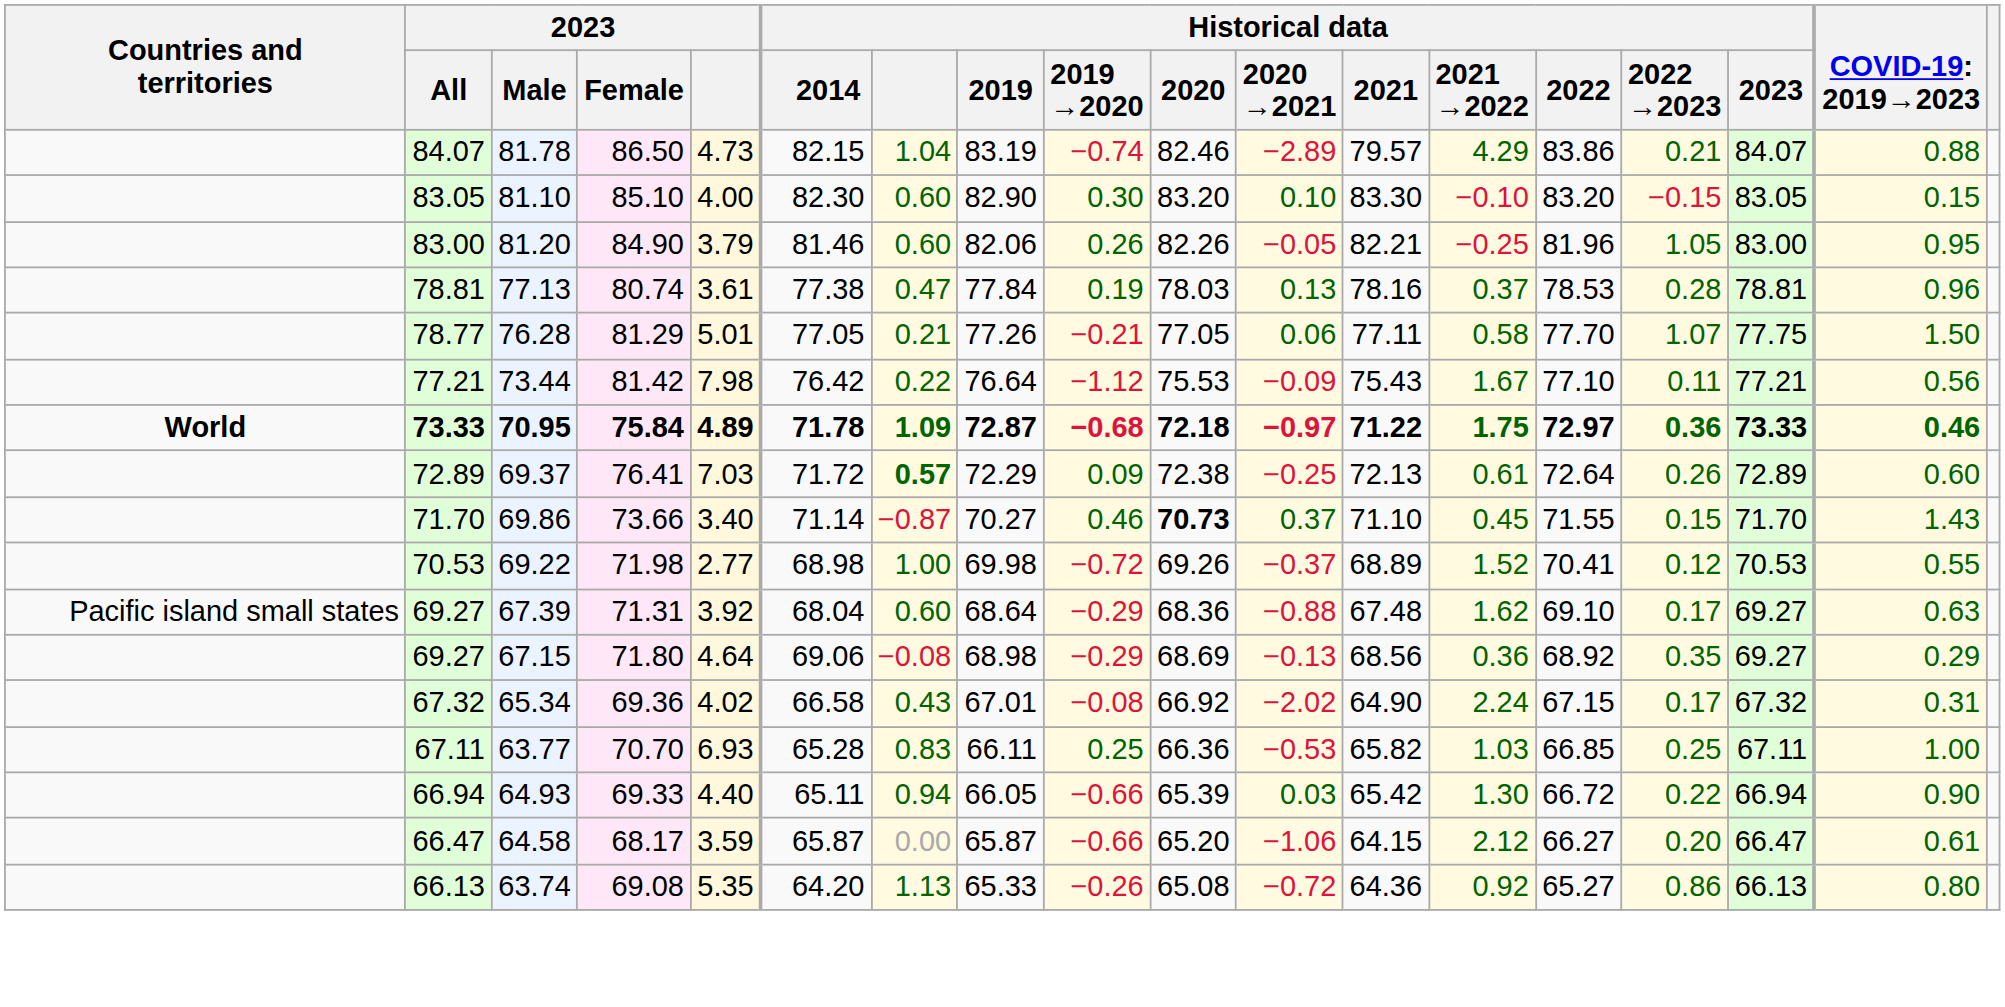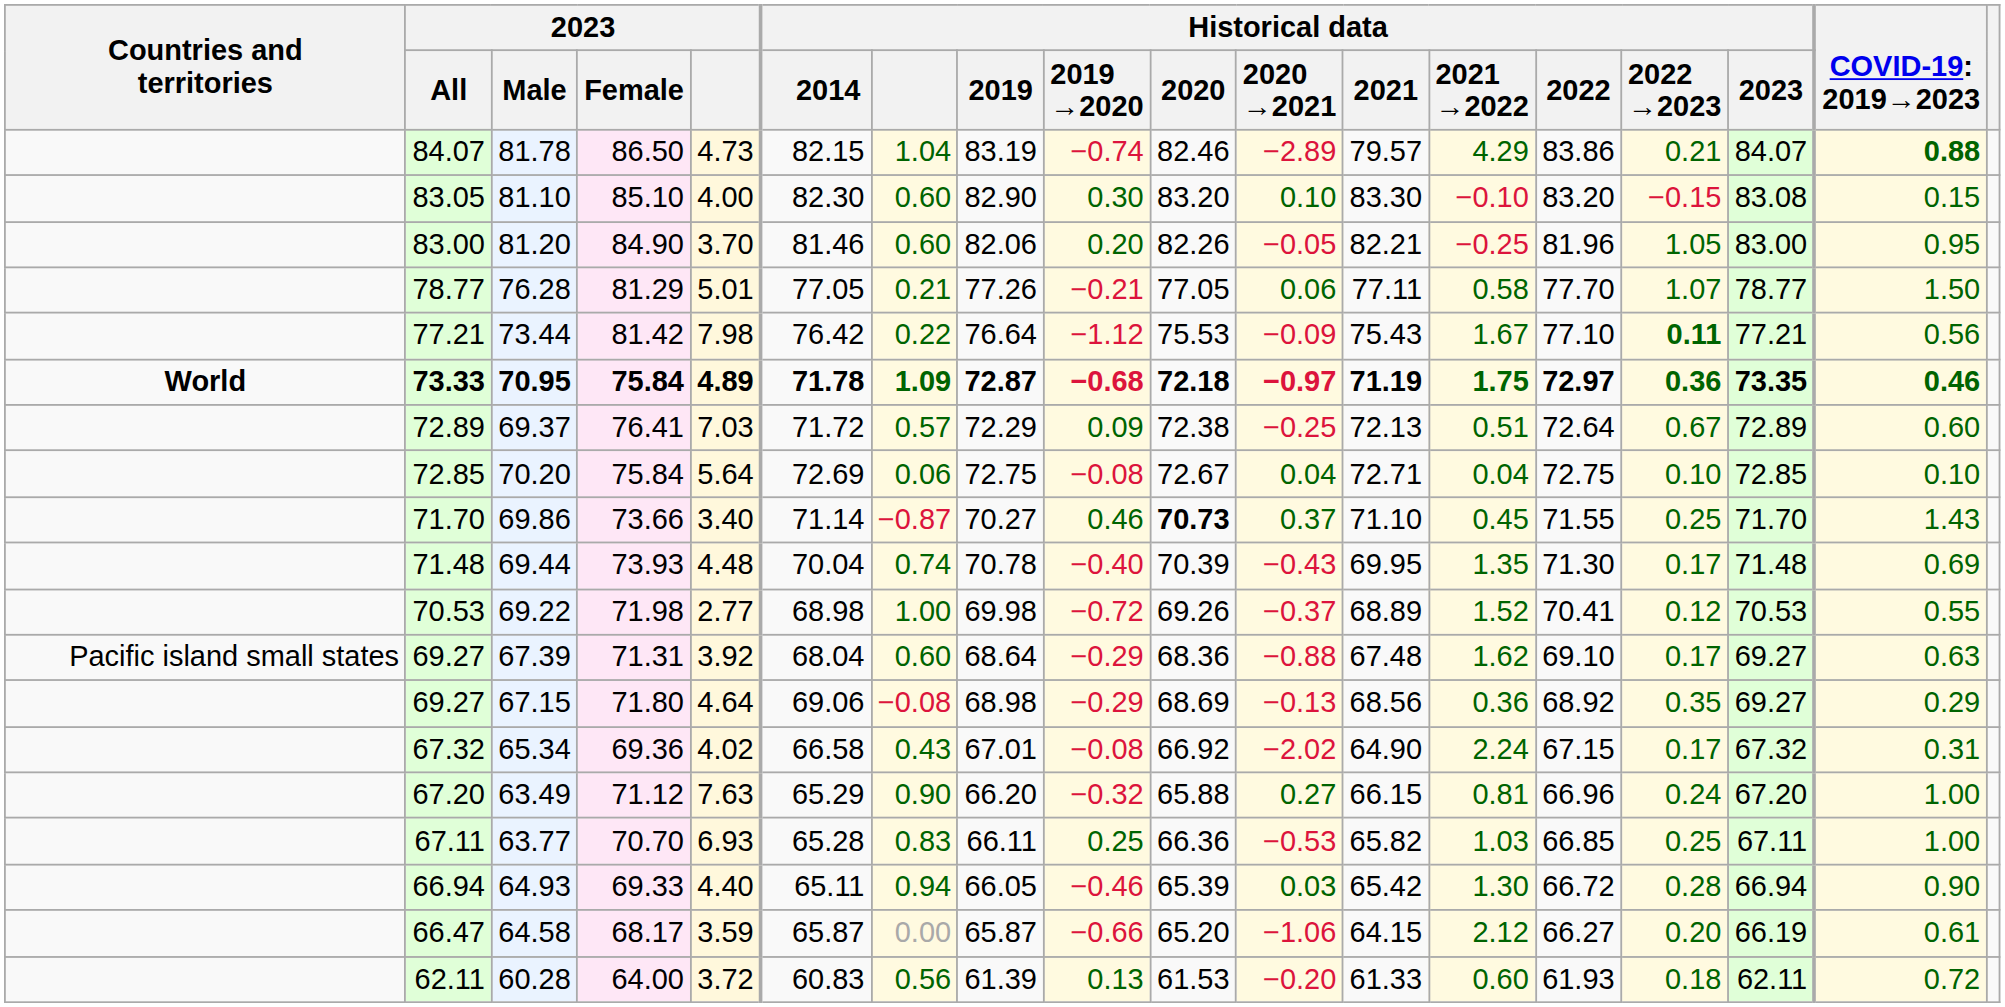(1952, 151) normal -> (1952, 151) bold
(1771, 197) 83.05 -> (1771, 197) 83.08
(725, 243) 3.79 -> (725, 243) 3.70
(1115, 243) 0.26 -> (1115, 243) 0.20
- row: (535, 289)
(1771, 335) 77.75 -> (1771, 289) 78.77
(1694, 381) normal -> (1694, 335) bold
(1386, 427) 71.22 -> (1386, 381) 71.19
(1771, 427) 73.33 -> (1771, 381) 73.35
(923, 473) bold -> (923, 427) normal
(1501, 473) 0.61 -> (1501, 427) 0.51
(1693, 473) 0.26 -> (1693, 427) 0.67
+ row: (535, 473)
(1693, 519) 0.15 -> (1693, 519) 0.25
+ row: (535, 565)
+ row: (535, 794)
(1107, 794) −0.66 -> (1107, 886) −0.46
(1693, 794) 0.22 -> (1693, 886) 0.28
(1771, 840) 66.47 -> (1771, 932) 66.19
- row: (535, 886)
+ row: (535, 978)
